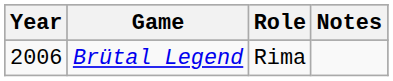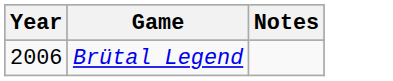- column: (280, 23)
